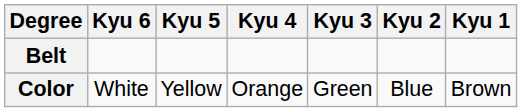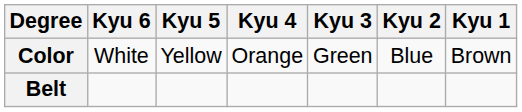rows swapped: (46, 89) <-> (46, 55)
